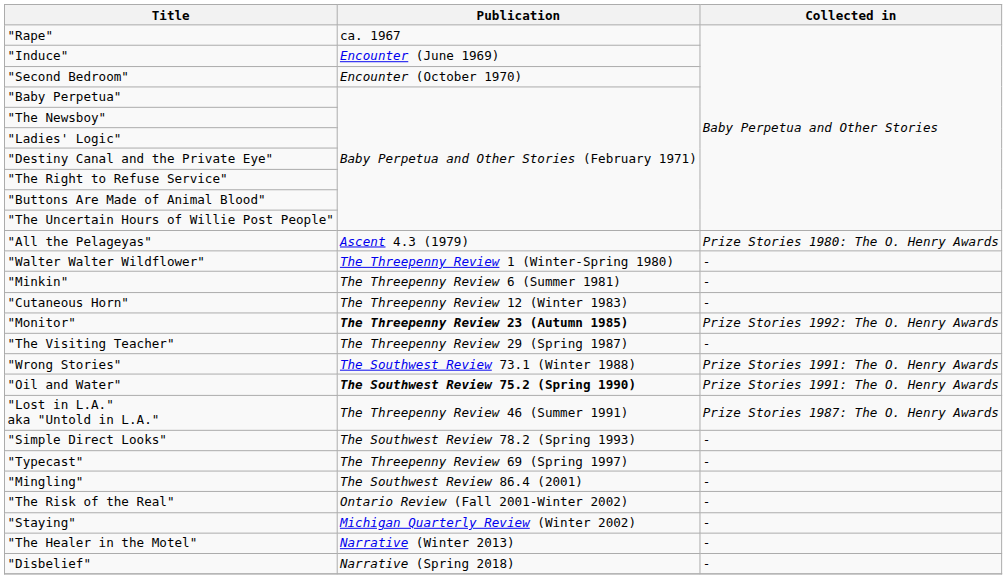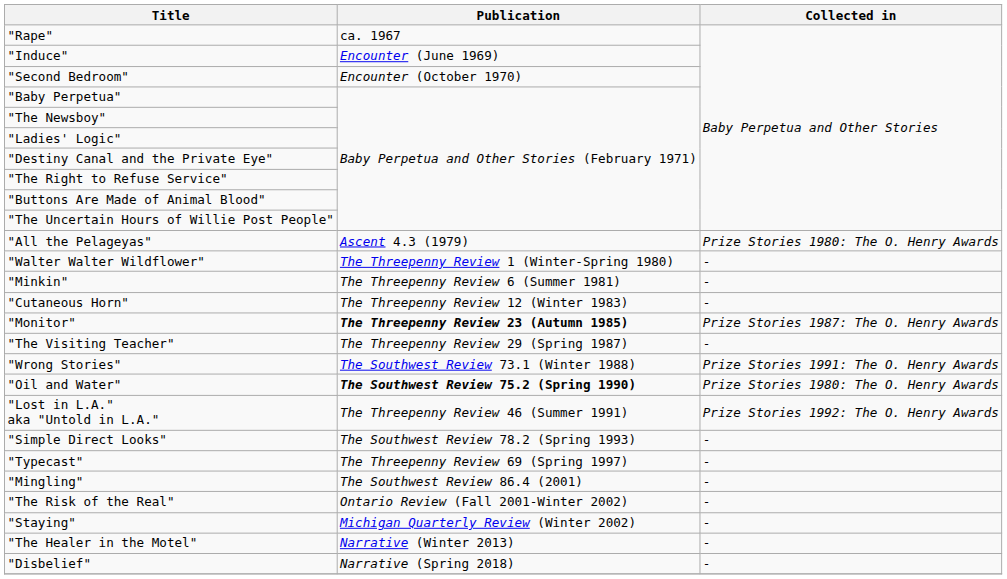(851, 323) Prize Stories 1992: The O. Henry Awards -> (851, 323) Prize Stories 1987: The O. Henry Awards
(851, 385) Prize Stories 1991: The O. Henry Awards -> (851, 385) Prize Stories 1980: The O. Henry Awards
(851, 413) Prize Stories 1987: The O. Henry Awards -> (851, 413) Prize Stories 1992: The O. Henry Awards
